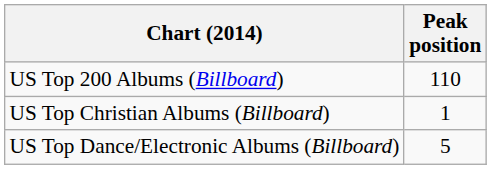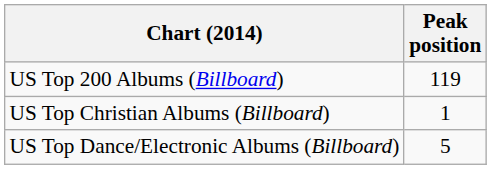(445, 79) 110 -> (445, 79) 119
